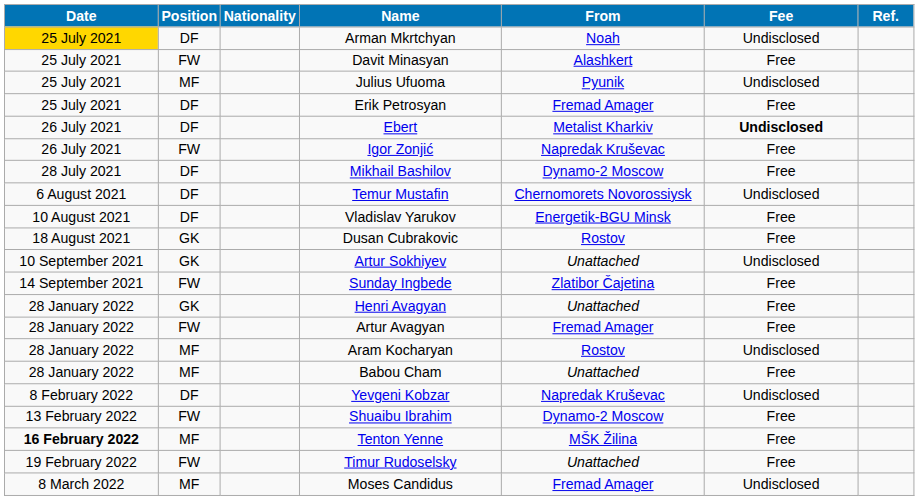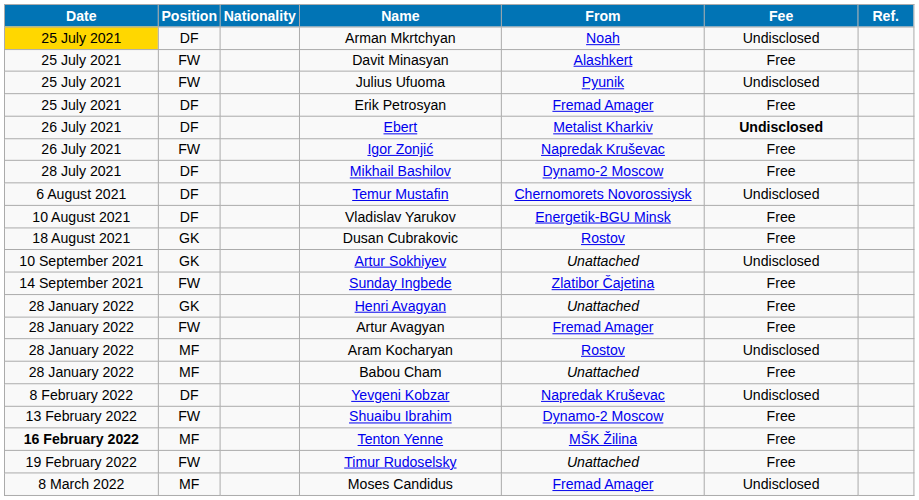(189, 83) MF -> (189, 83) FW
